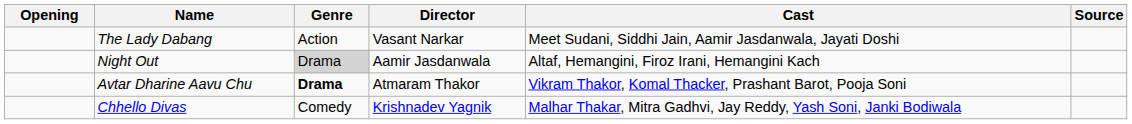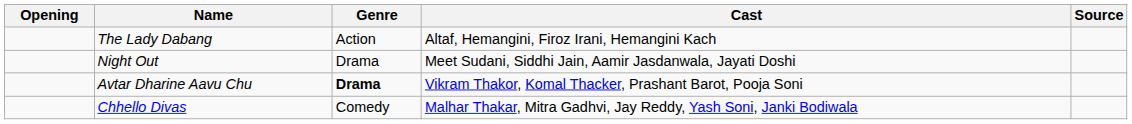- column: (447, 15)
(714, 38) Meet Sudani, Siddhi Jain, Aamir Jasdanwala, Jayati Doshi -> (571, 38) Altaf, Hemangini, Firoz Irani, Hemangini Kach
(319, 61) lightgrey background -> (357, 61) no background
(674, 61) Altaf, Hemangini, Firoz Irani, Hemangini Kach -> (610, 61) Meet Sudani, Siddhi Jain, Aamir Jasdanwala, Jayati Doshi
